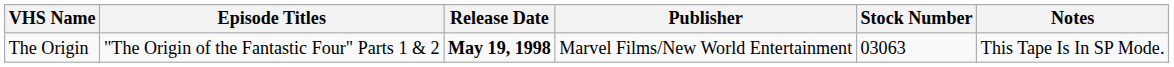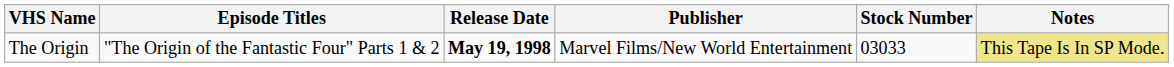(883, 47) 03063 -> (883, 47) 03033
(1073, 47) no background -> (1073, 47) khaki background
